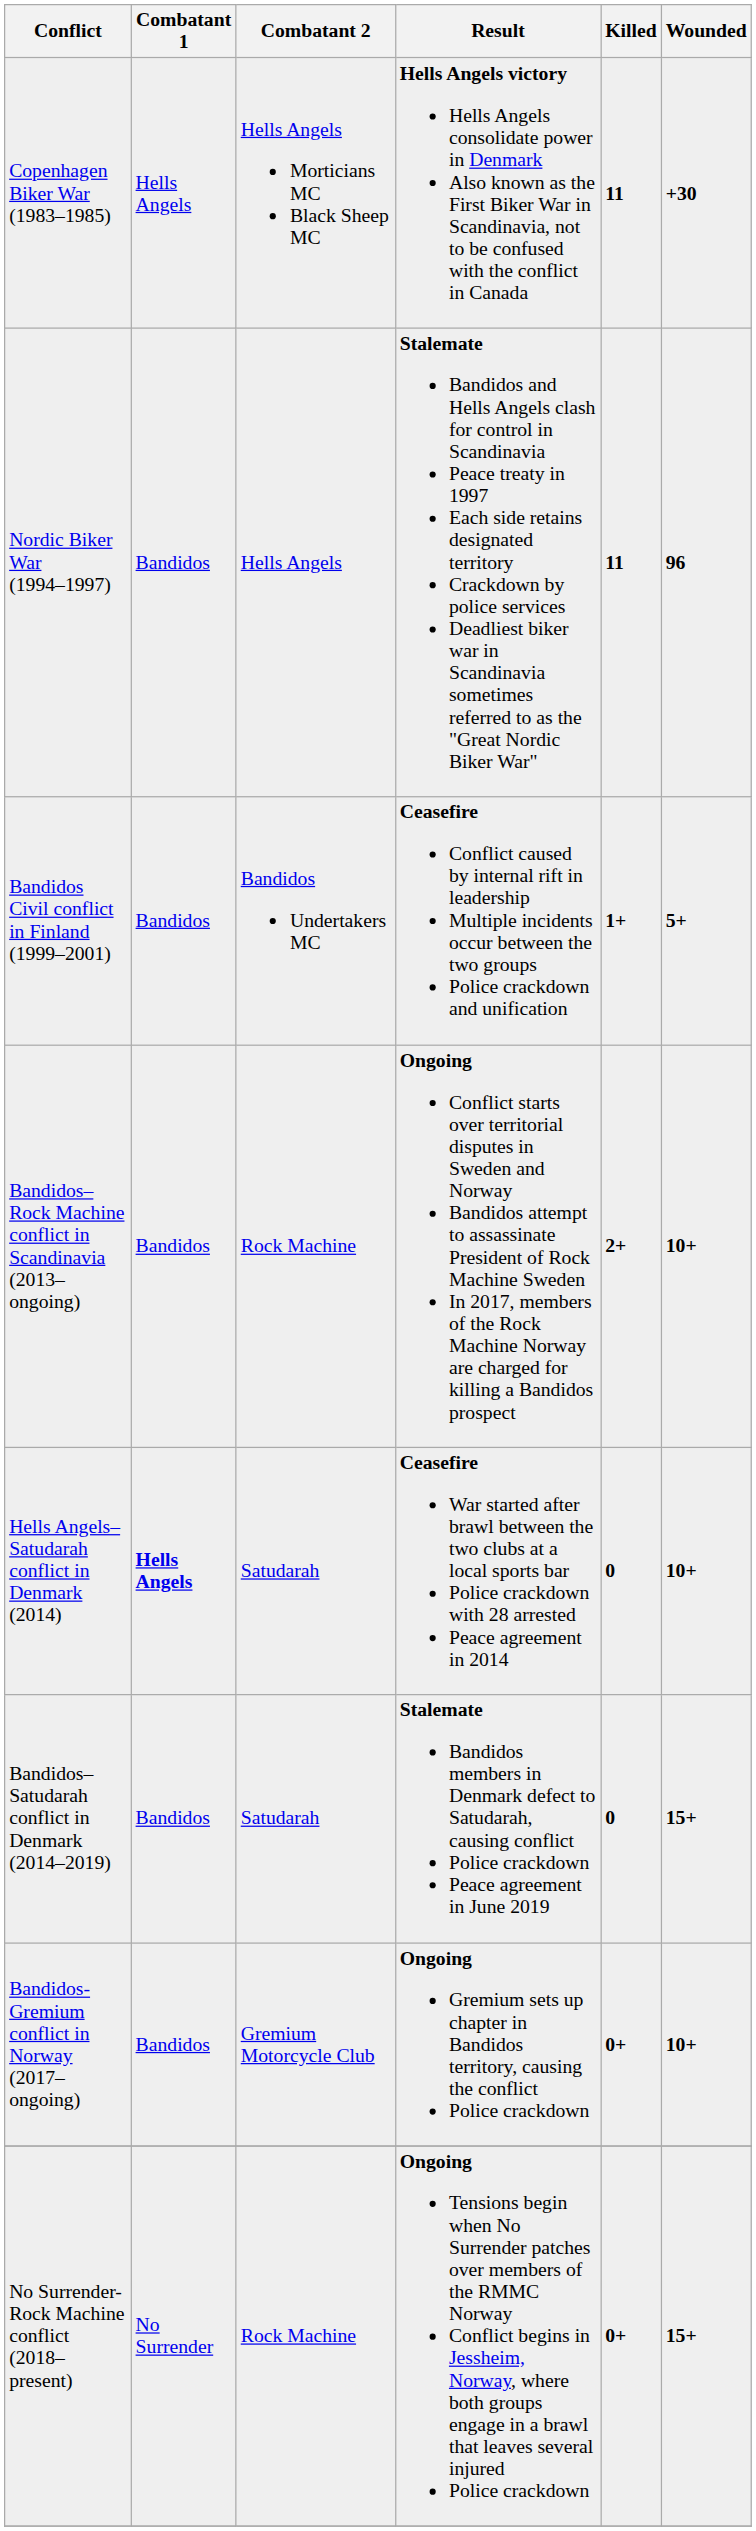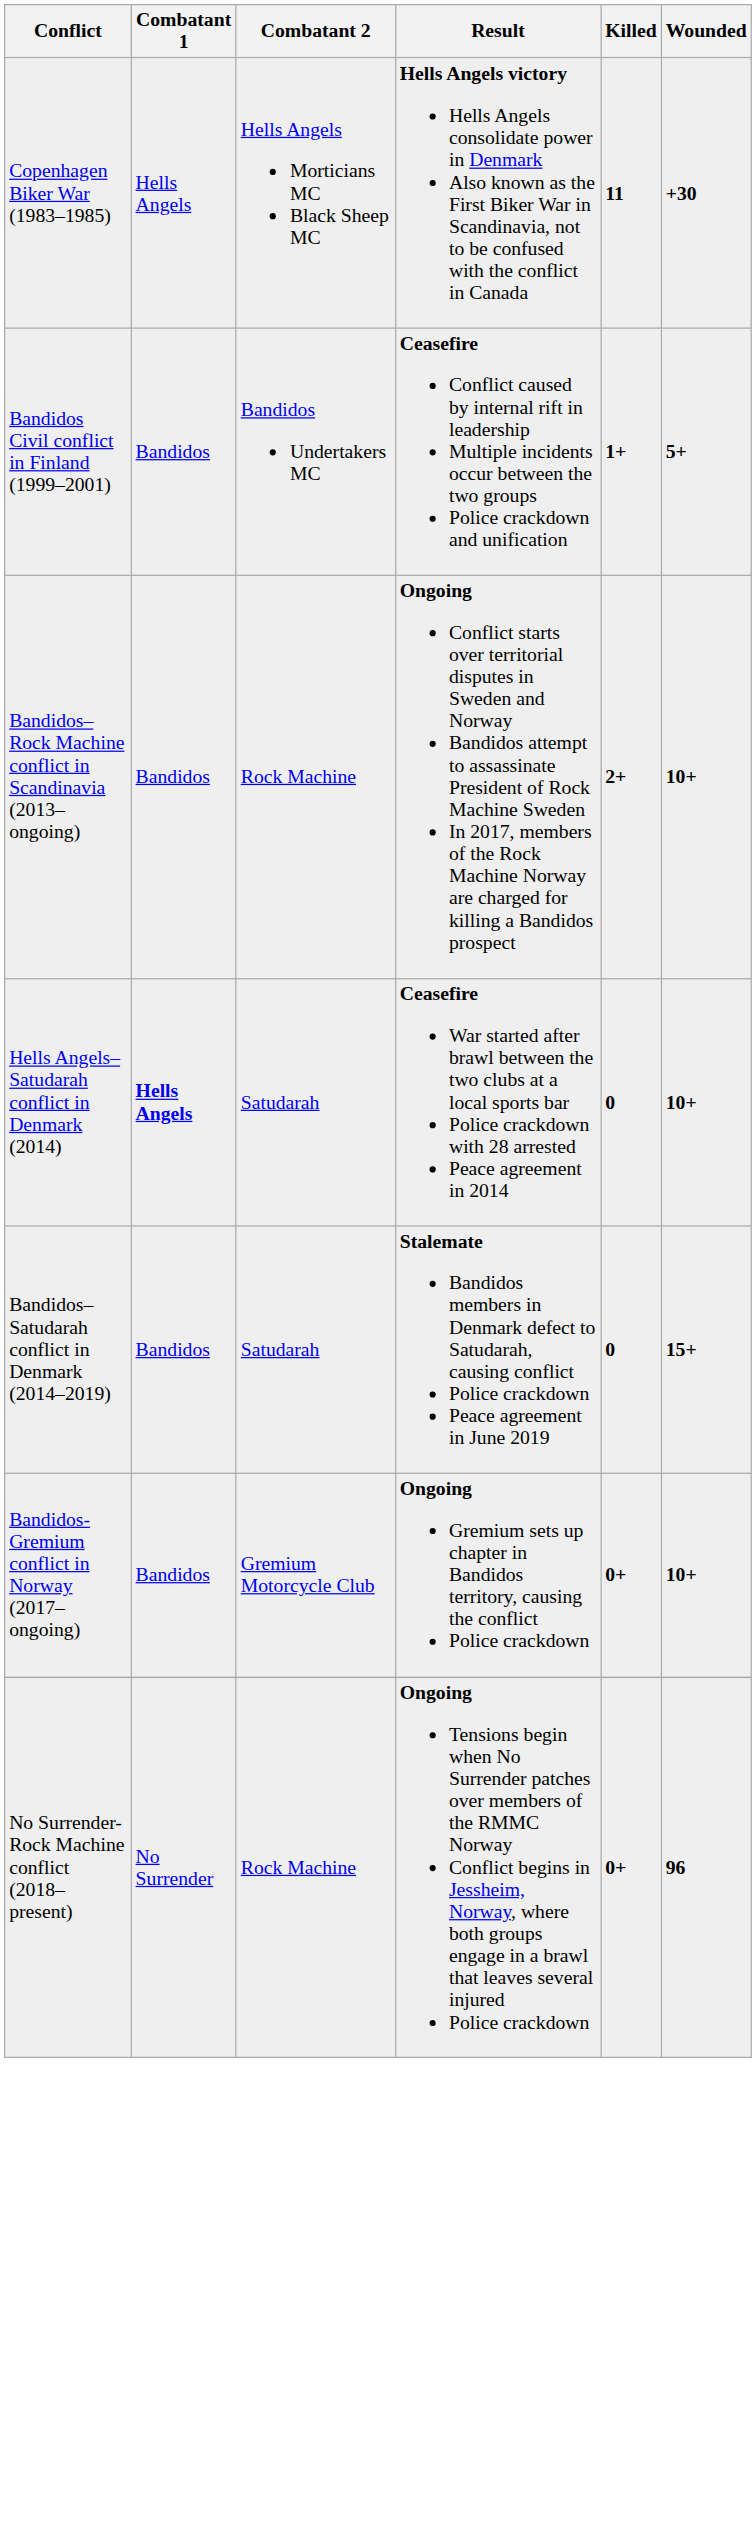- row: (61, 562)
(681, 2336) 15+ -> (676, 1867) 96
